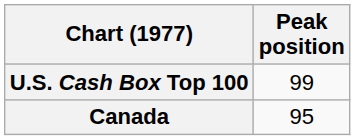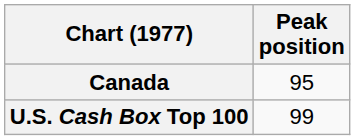rows swapped: (129, 116) <-> (129, 81)
